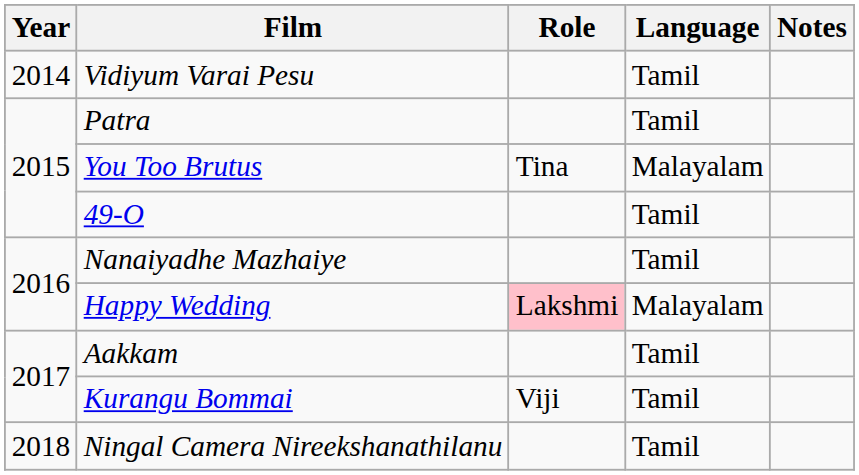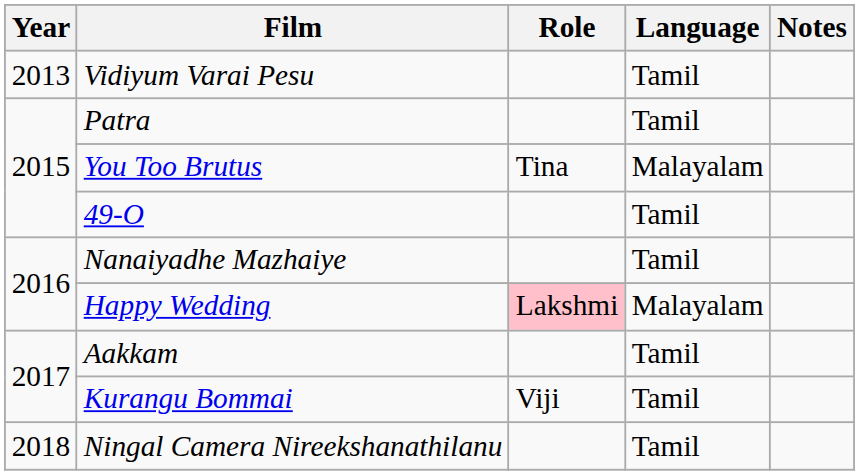(41, 74) 2014 -> (41, 74) 2013
